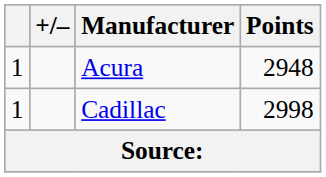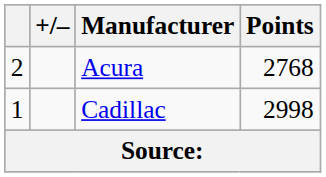(17, 67) 1 -> (17, 67) 2
(288, 67) 2948 -> (288, 67) 2768
